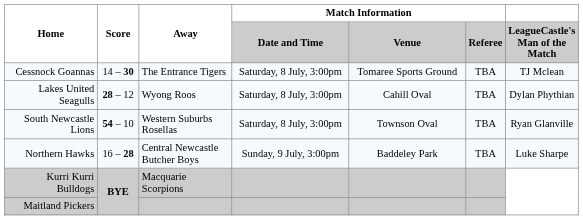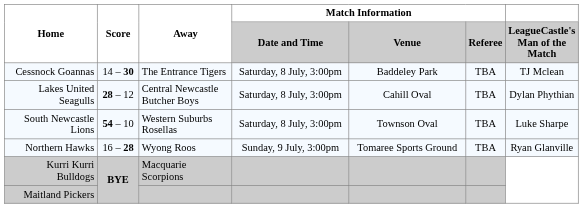(407, 71) Tomaree Sports Ground -> (407, 71) Baddeley Park
(169, 95) Wyong Roos -> (180, 95) Central Newcastle Butcher Boys
(542, 124) Ryan Glanville -> (542, 124) Luke Sharpe
(180, 153) Central Newcastle Butcher Boys -> (169, 147) Wyong Roos
(407, 153) Baddeley Park -> (407, 147) Tomaree Sports Ground
(542, 153) Luke Sharpe -> (542, 147) Ryan Glanville
